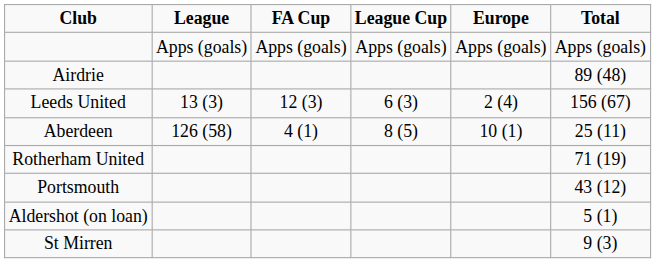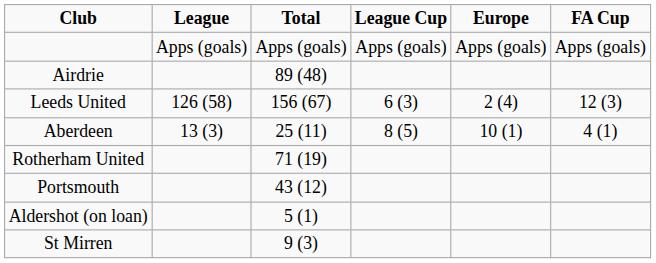columns swapped: (301, 18) <-> (600, 18)
(202, 103) 13 (3) -> (202, 103) 126 (58)
(202, 131) 126 (58) -> (202, 131) 13 (3)
